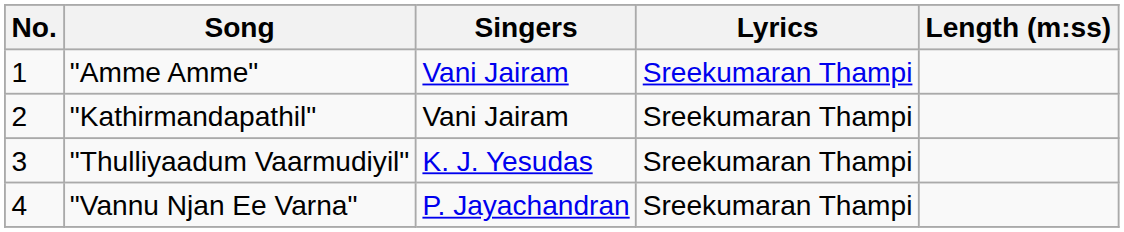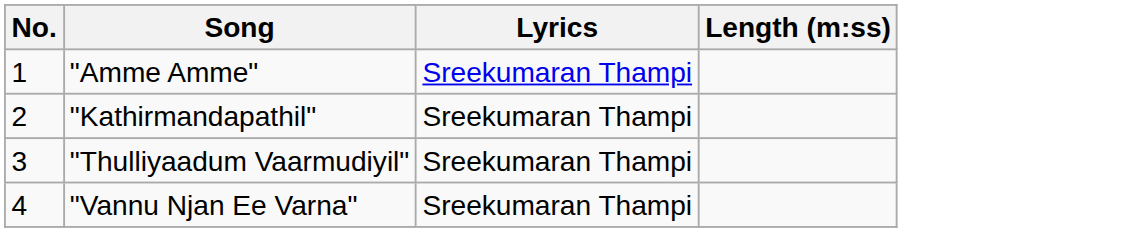- column: (526, 27)
